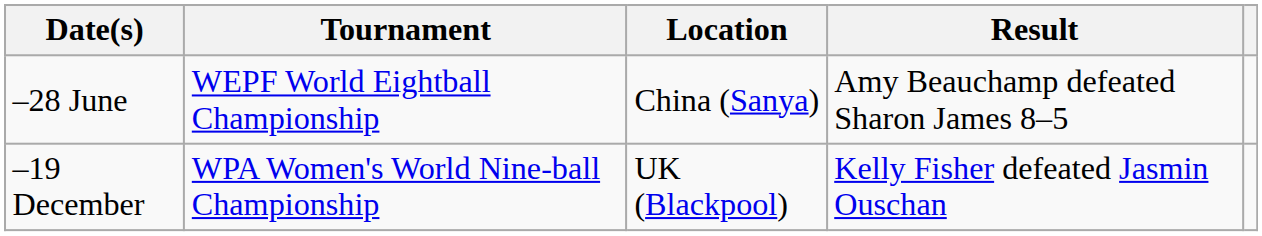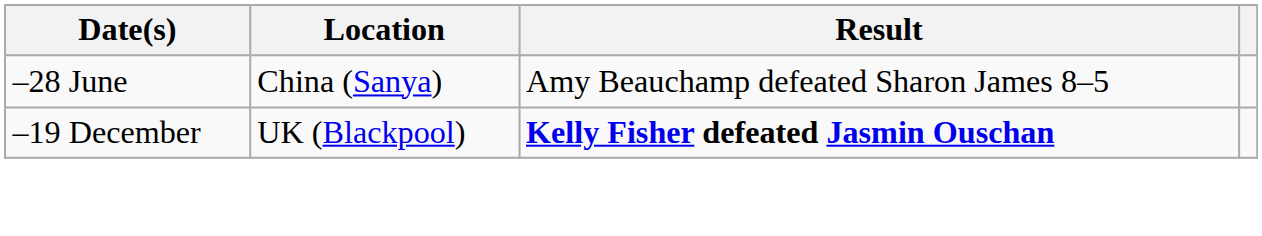- column: (406, 30)
(1021, 186) normal -> (790, 132) bold
